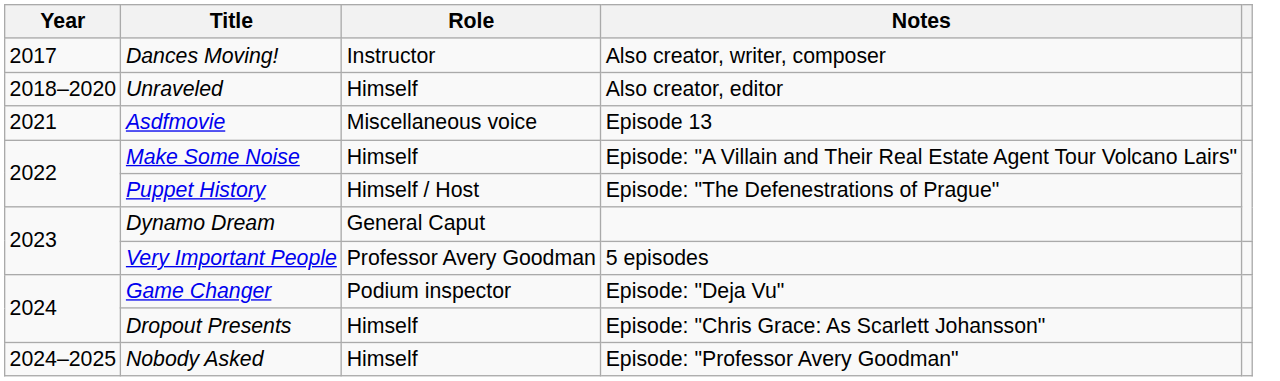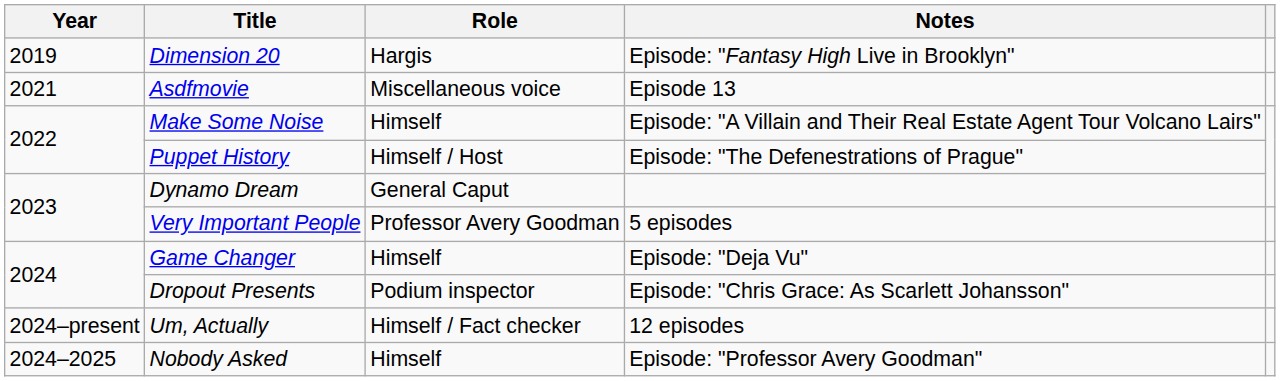- row: (202, 55)
- row: (174, 88)
+ row: (215, 55)
(429, 291) Podium inspector -> (406, 257) Himself
(382, 325) Himself -> (453, 291) Podium inspector
+ row: (209, 325)
